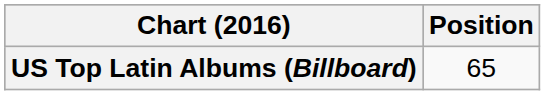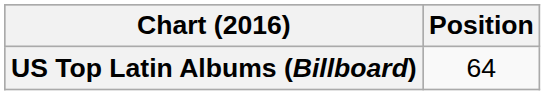(481, 67) 65 -> (481, 67) 64
